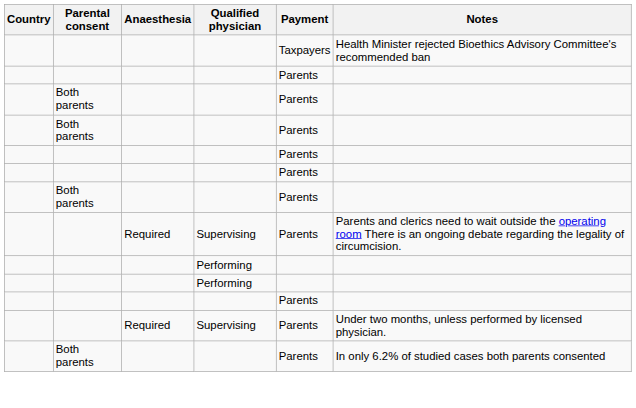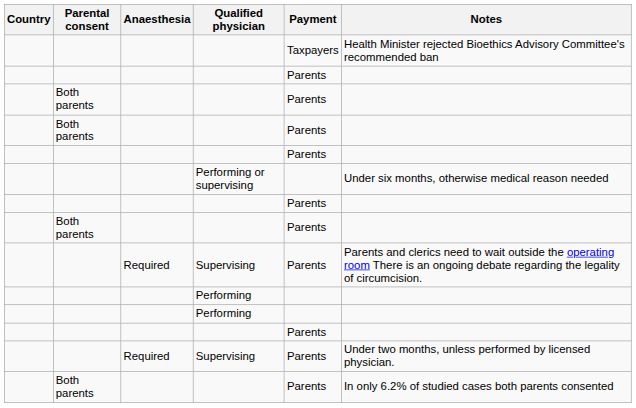+ row: (87, 179)
